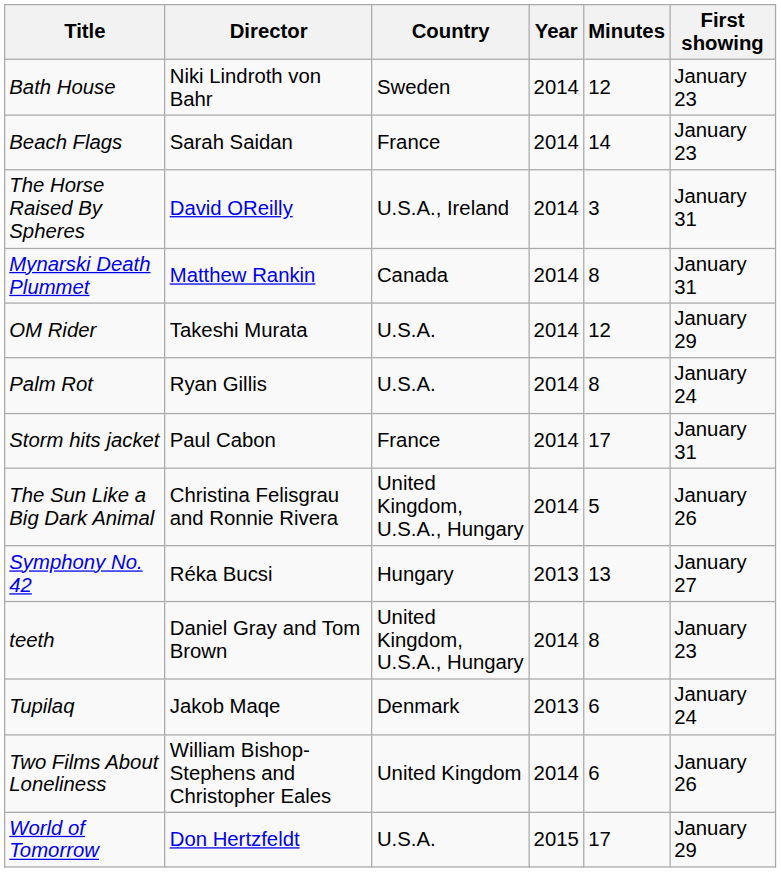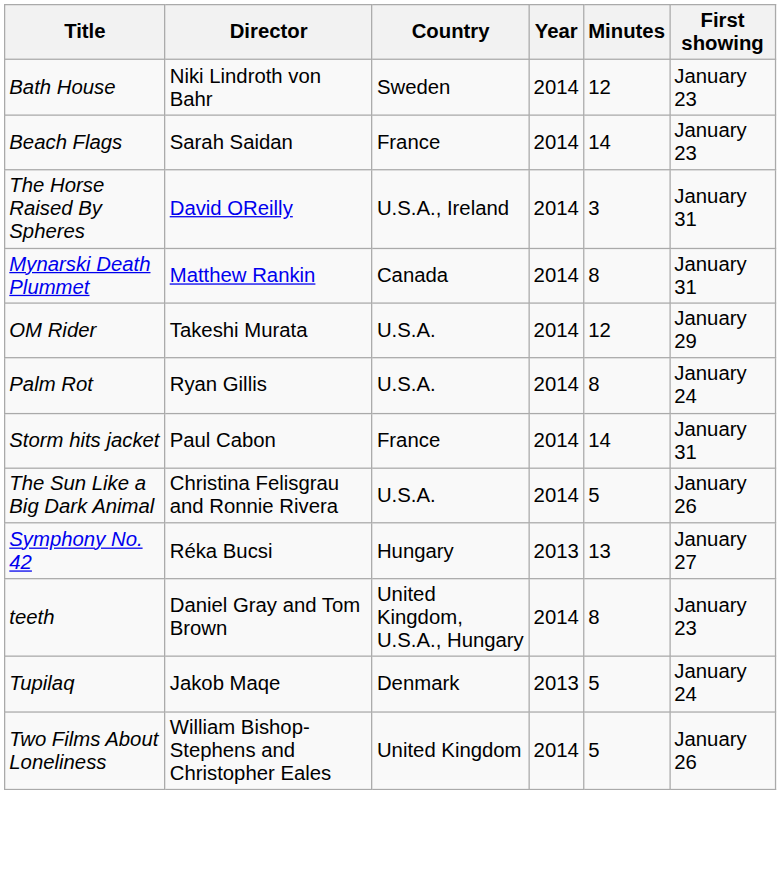(599, 440) 17 -> (599, 440) 14
(450, 507) United Kingdom, U.S.A., Hungary -> (406, 495) U.S.A.
(594, 706) 6 -> (594, 683) 5
(594, 773) 6 -> (594, 750) 5
- row: (54, 839)
